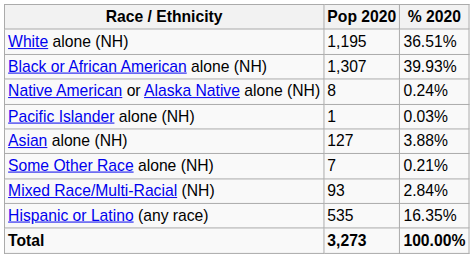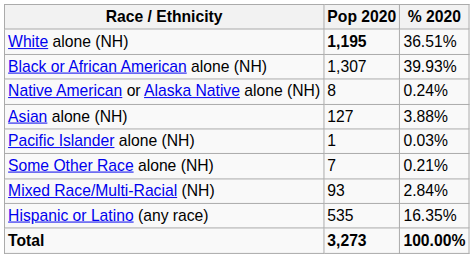(347, 41) normal -> (347, 41) bold
rows swapped: (68, 141) <-> (101, 116)
